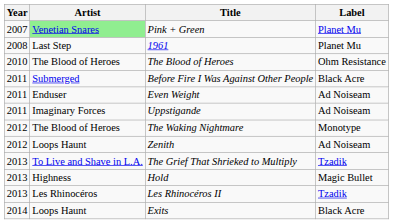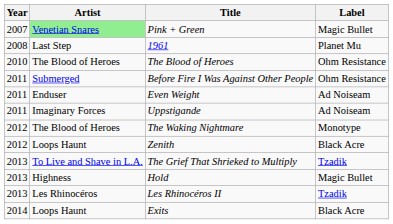(340, 29) Planet Mu -> (345, 29) Magic Bullet
(341, 78) Black Acre -> (352, 78) Ohm Resistance
(344, 144) Ad Noiseam -> (341, 144) Black Acre
